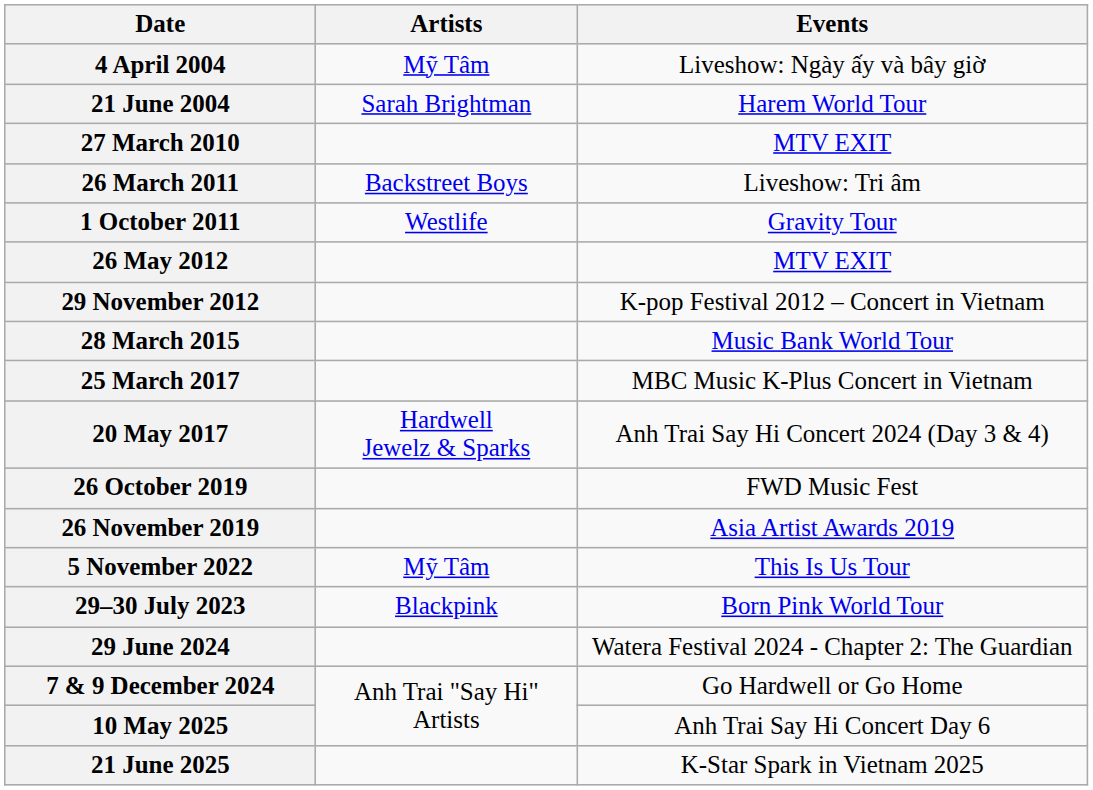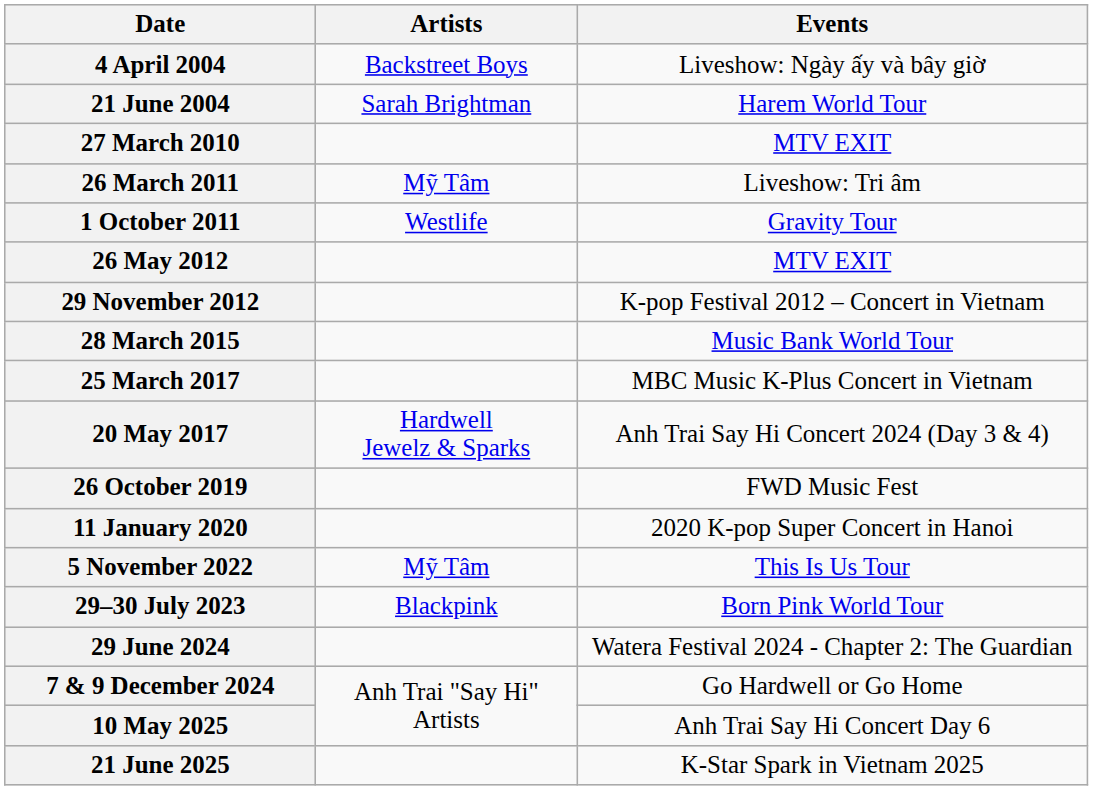(446, 63) Mỹ Tâm -> (446, 63) Backstreet Boys
(446, 182) Backstreet Boys -> (446, 182) Mỹ Tâm
- row: (160, 527)
+ row: (160, 527)
